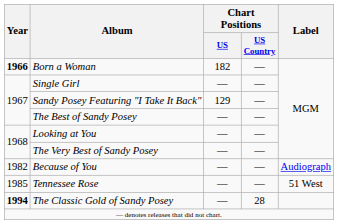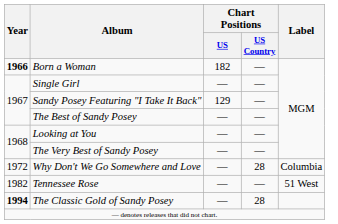+ row: (117, 167)
- row: (65, 167)
(17, 184) 1985 -> (17, 184) 1982
